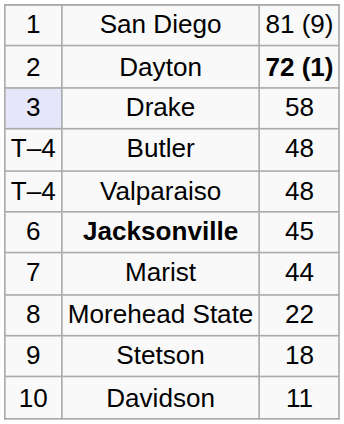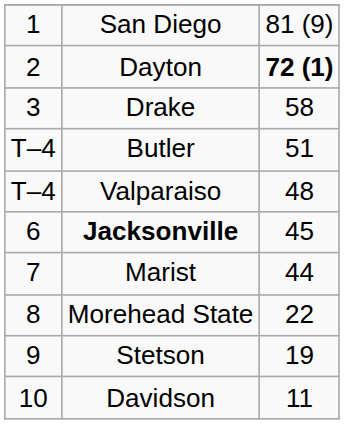(33, 107) lavender background -> (33, 107) no background
(299, 149) 48 -> (299, 149) 51
(299, 356) 18 -> (299, 356) 19
